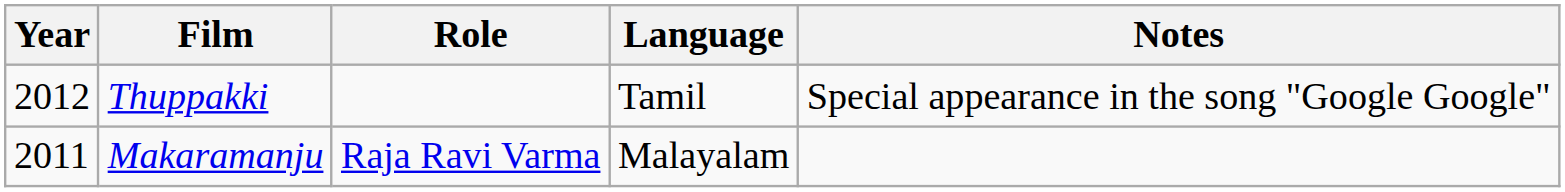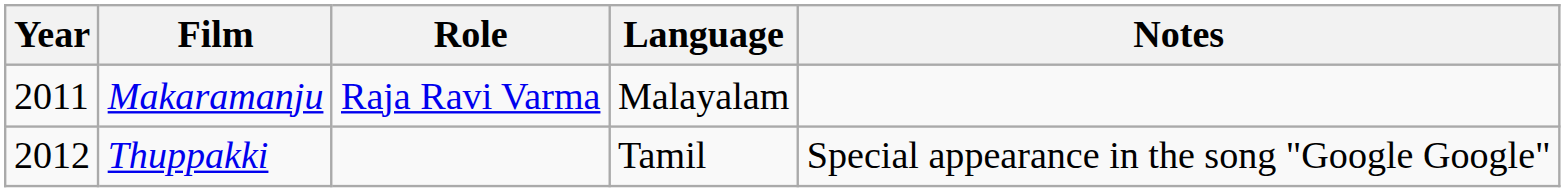rows swapped: (216, 155) <-> (188, 95)
